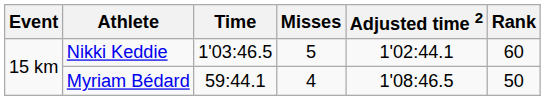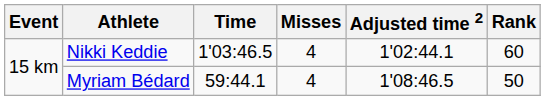(311, 53) 5 -> (311, 53) 4
